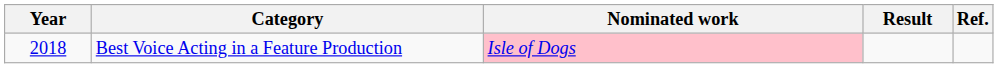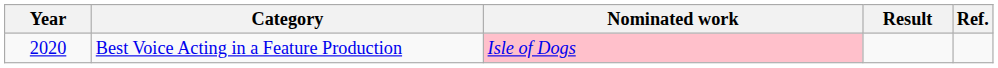(48, 47) 2018 -> (48, 47) 2020
